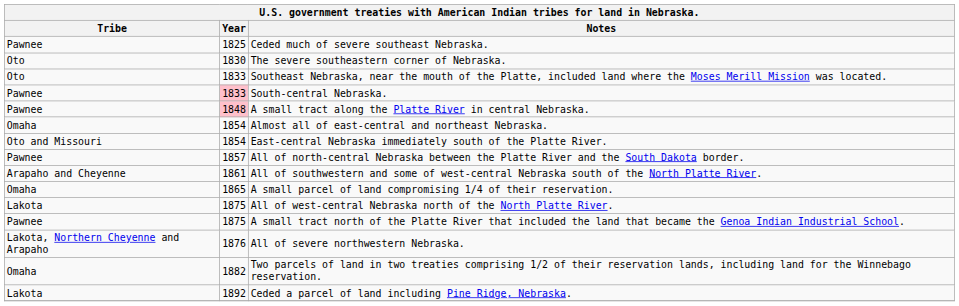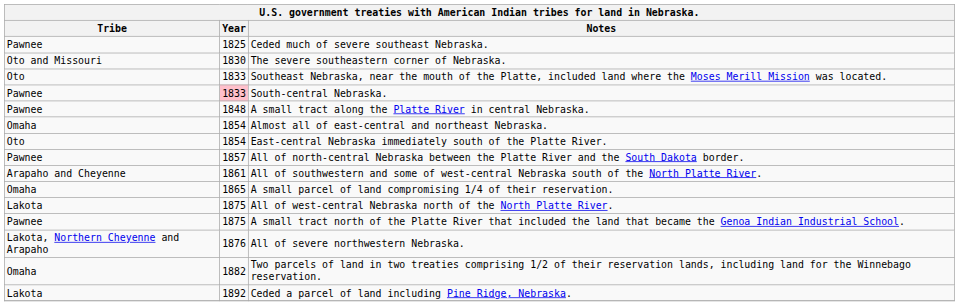(16, 61) Oto -> (54, 61) Oto and Missouri
(234, 109) pink background -> (234, 109) no background
(54, 141) Oto and Missouri -> (16, 141) Oto
